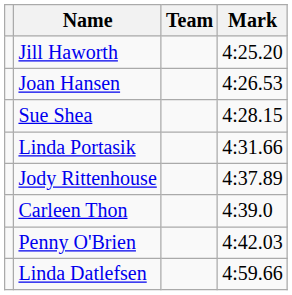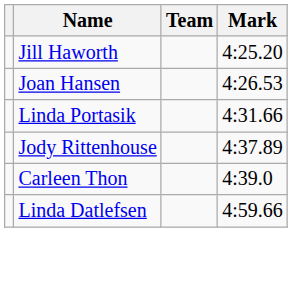- row: (55, 115)
- row: (77, 242)
